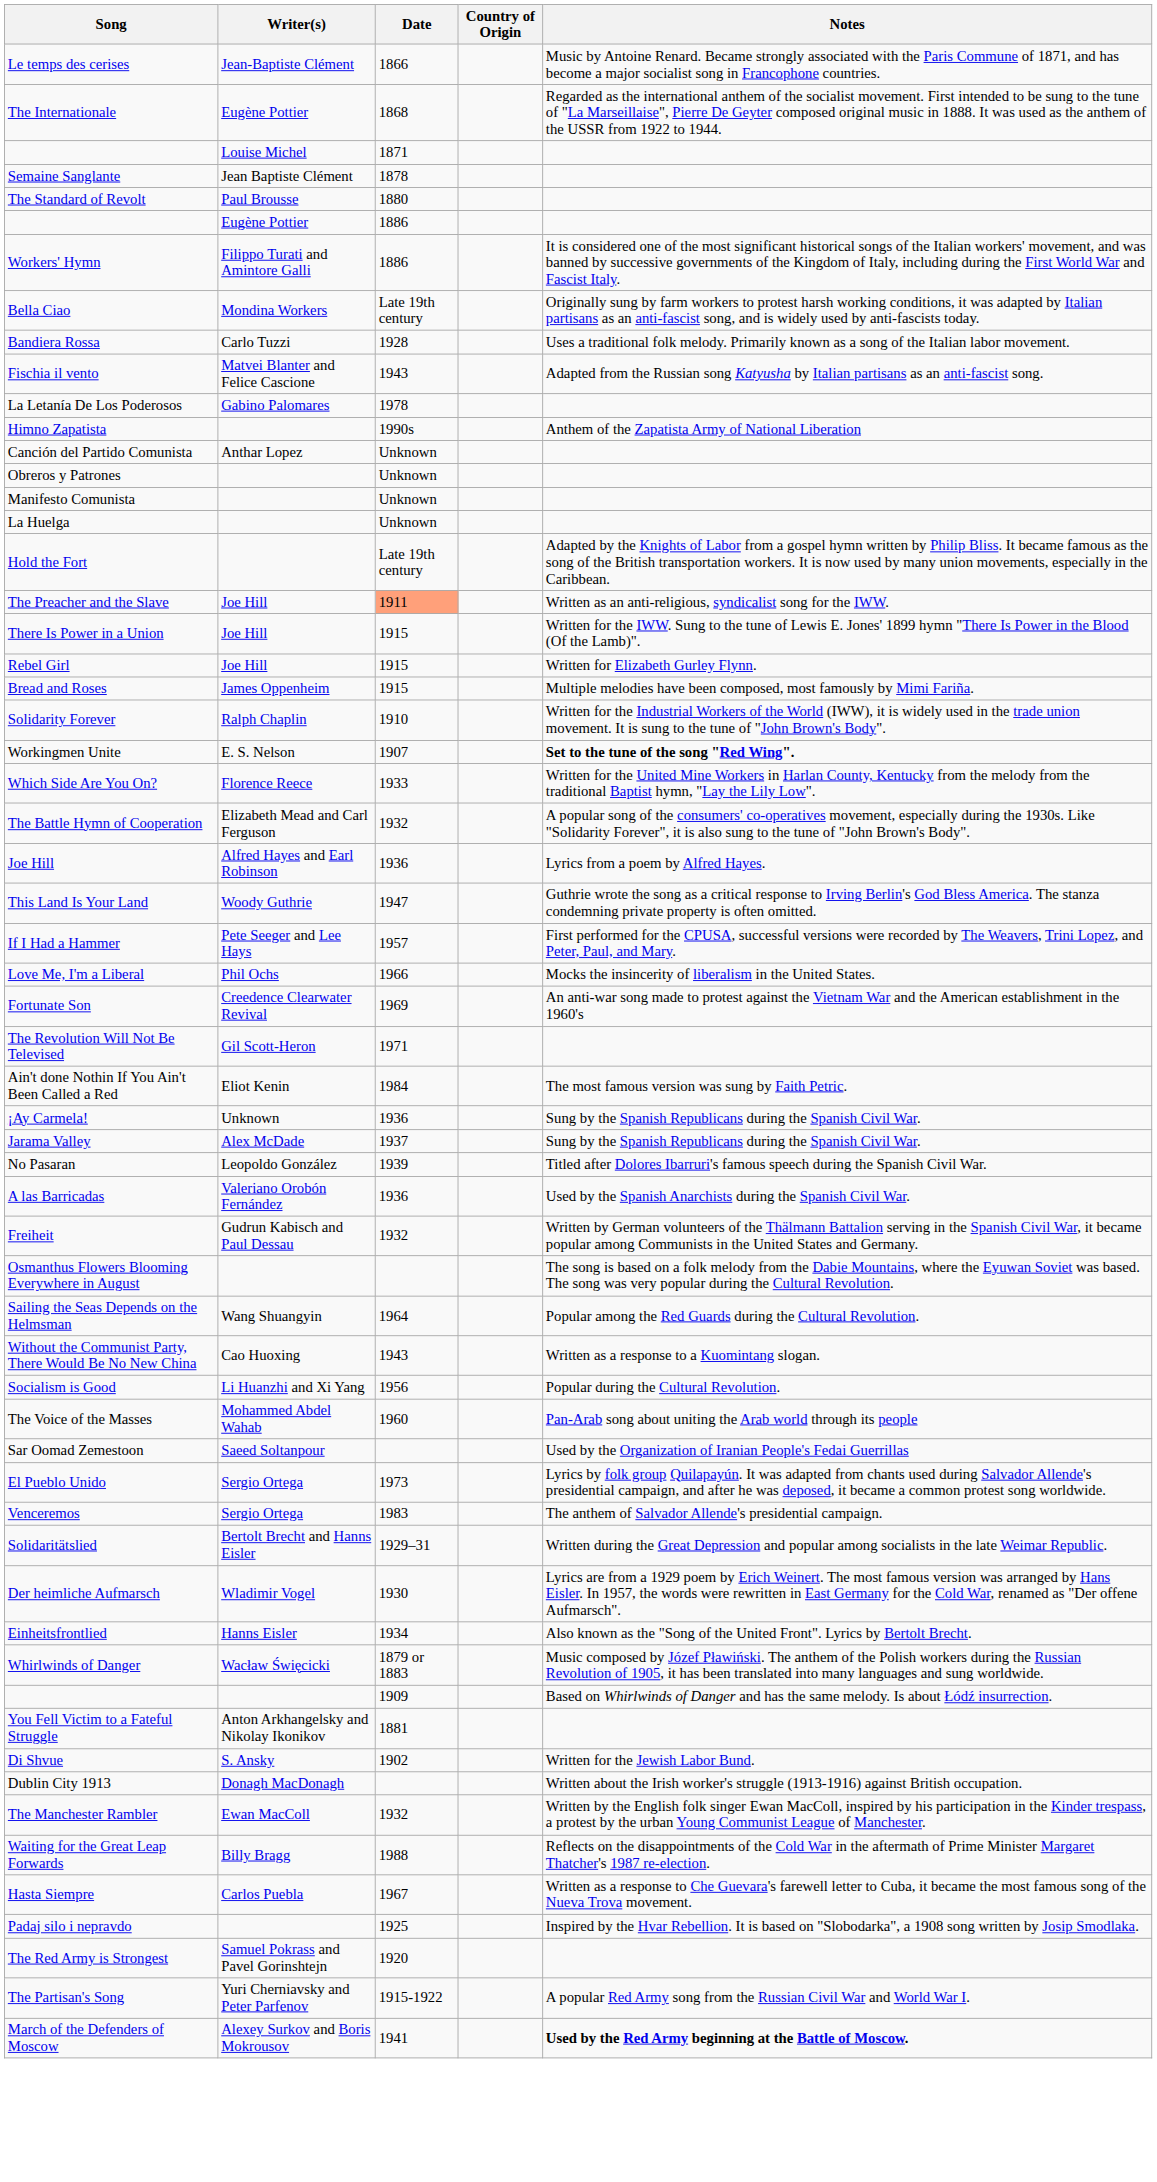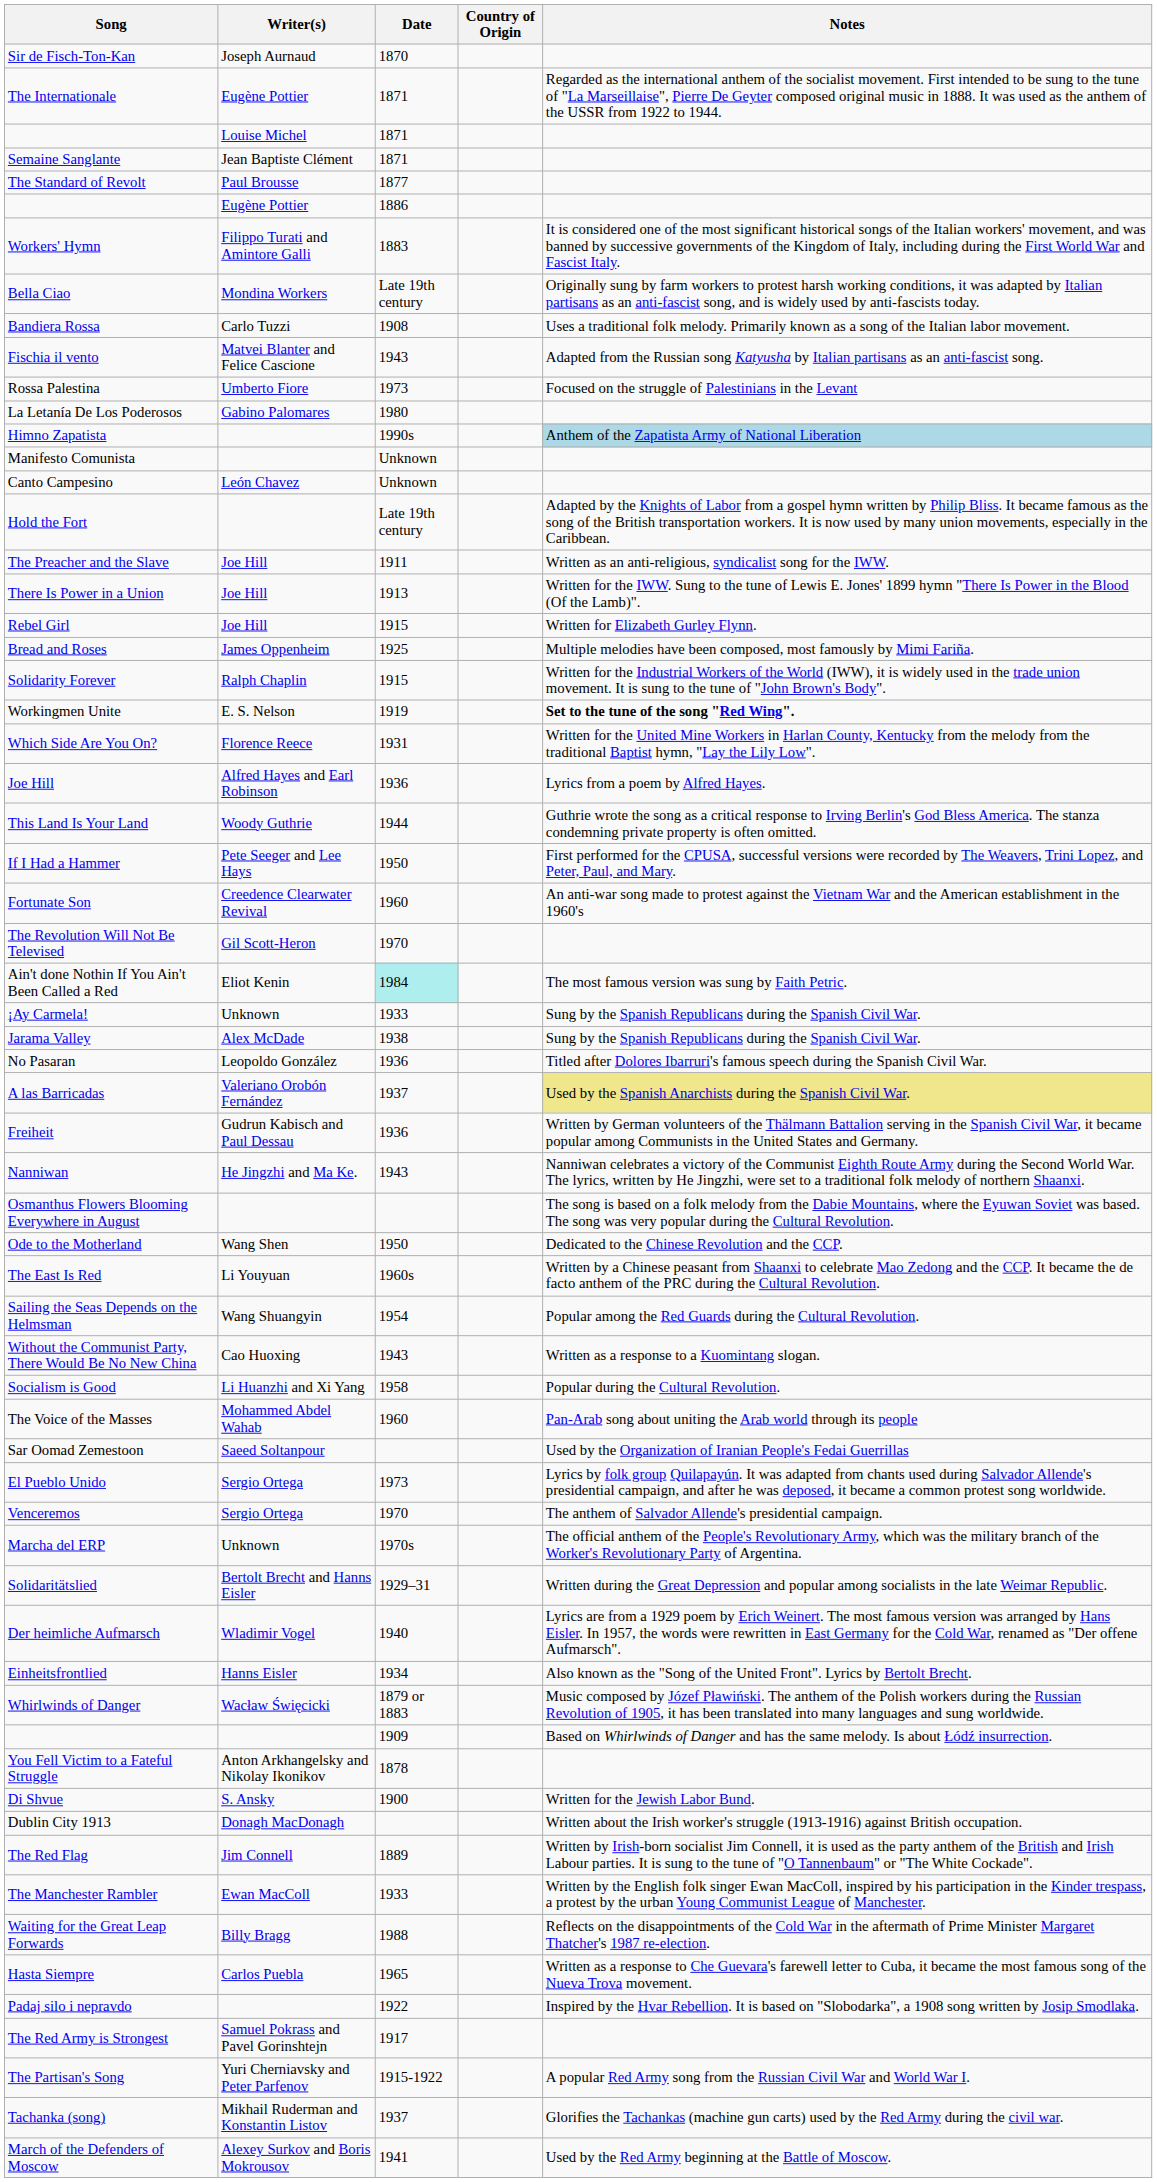- row: (69, 64)
+ row: (72, 56)
(393, 112) 1868 -> (393, 95) 1871
(393, 175) 1878 -> (393, 159) 1871
(393, 199) 1880 -> (393, 182) 1877
(393, 262) 1886 -> (393, 245) 1883
(393, 342) 1928 -> (393, 325) 1908
+ row: (54, 388)
(393, 405) 1978 -> (393, 412) 1980
(703, 428) no background -> (703, 435) lightblue background
- row: (100, 452)
- row: (64, 475)
+ row: (60, 482)
- row: (39, 522)
(393, 601) lightsalmon background -> (393, 562) no background
(393, 633) 1915 -> (393, 593) 1913
(393, 688) 1915 -> (393, 648) 1925
(393, 720) 1910 -> (393, 680) 1915
(393, 751) 1907 -> (393, 711) 1919
(393, 783) 1933 -> (393, 743) 1931
- row: (105, 823)
(393, 903) 1947 -> (393, 823) 1944
(393, 943) 1957 -> (393, 863) 1950
- row: (76, 974)
(393, 1006) 1969 -> (393, 903) 1960
(393, 1046) 1971 -> (393, 943) 1970
(393, 1086) no background -> (393, 982) paleturquoise background
(393, 1117) 1936 -> (393, 1014) 1933
(393, 1141) 1937 -> (393, 1037) 1938
(393, 1164) 1939 -> (393, 1061) 1936
(393, 1196) 1936 -> (393, 1092) 1937
(728, 1196) no background -> (728, 1092) khaki background
(393, 1235) 1932 -> (393, 1132) 1936
+ row: (38, 1172)
+ row: (75, 1244)
+ row: (55, 1275)
(393, 1315) 1964 -> (393, 1315) 1954
(393, 1387) 1956 -> (393, 1387) 1958
(393, 1513) 1983 -> (393, 1513) 1970
+ row: (56, 1545)
(393, 1593) 1930 -> (393, 1633) 1940
(393, 1728) 1881 -> (393, 1768) 1878
(393, 1760) 1902 -> (393, 1799) 1900
+ row: (48, 1854)
(393, 1815) 1932 -> (393, 1894) 1933
(393, 1894) 1967 -> (393, 1974) 1965
(393, 1926) 1925 -> (393, 2006) 1922
(393, 1958) 1920 -> (393, 2037) 1917
+ row: (57, 2117)
(727, 2037) bold -> (719, 2157) normal
